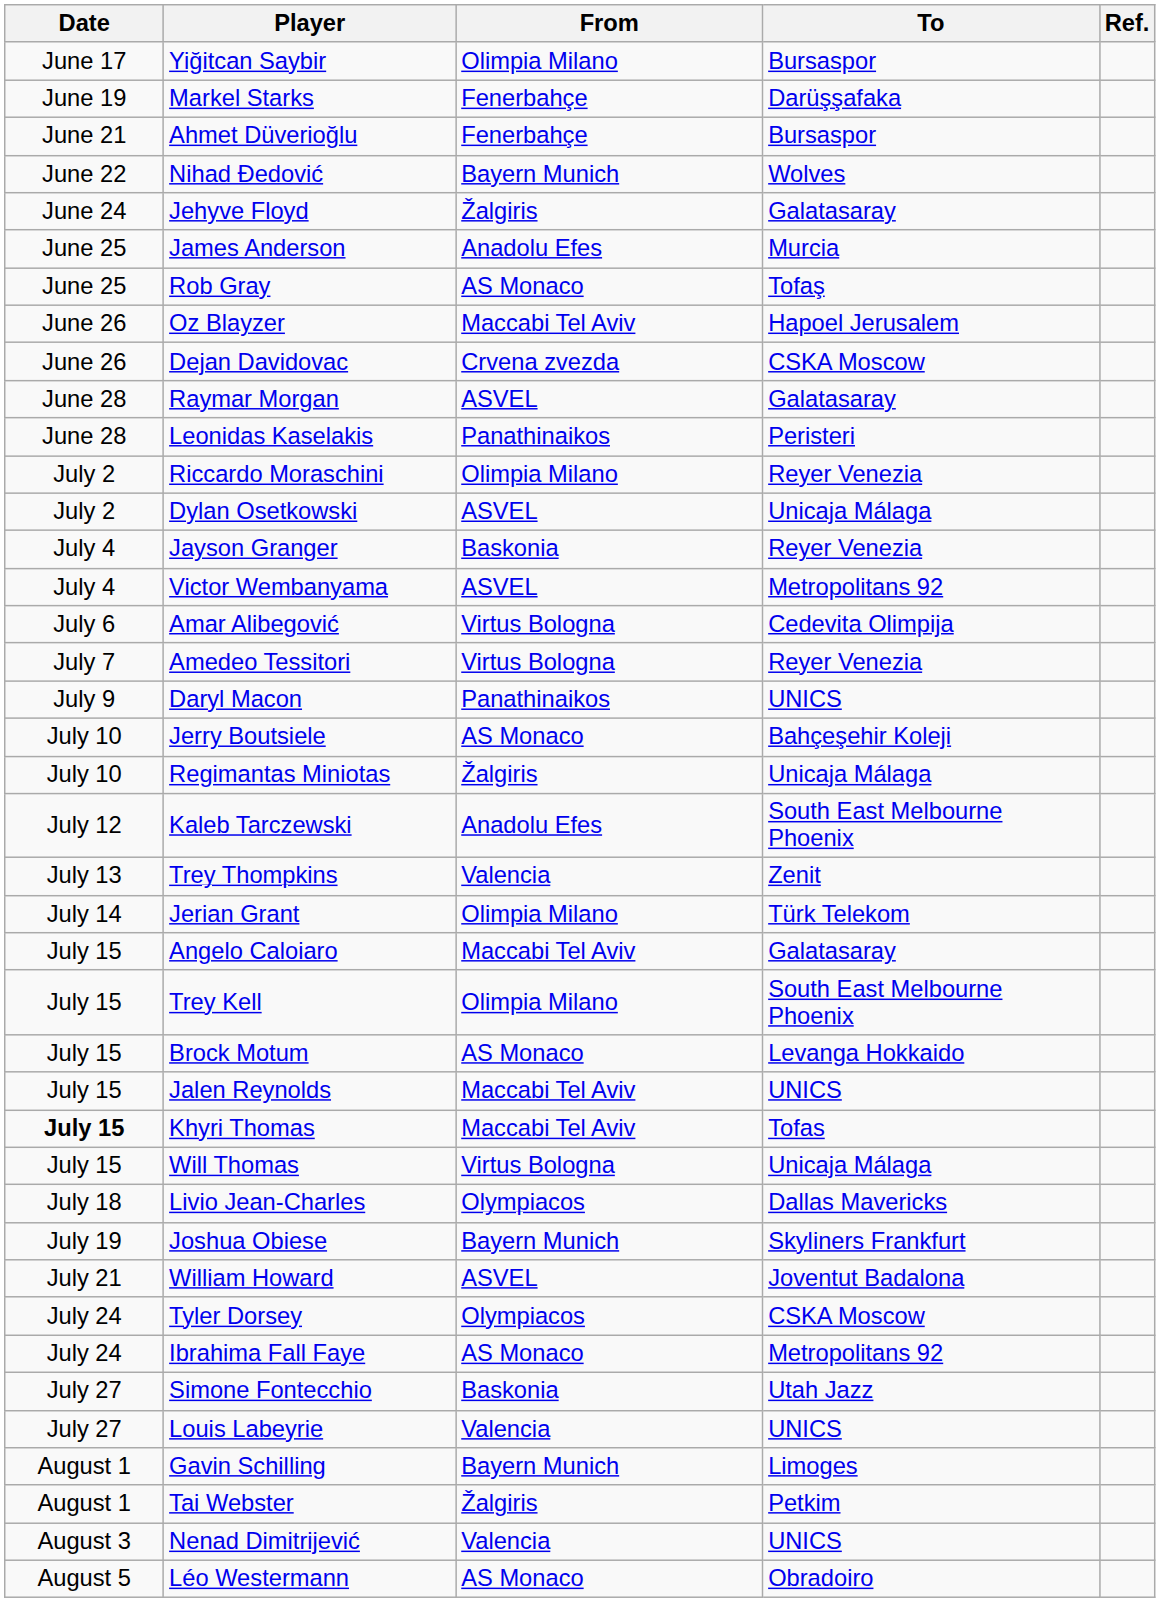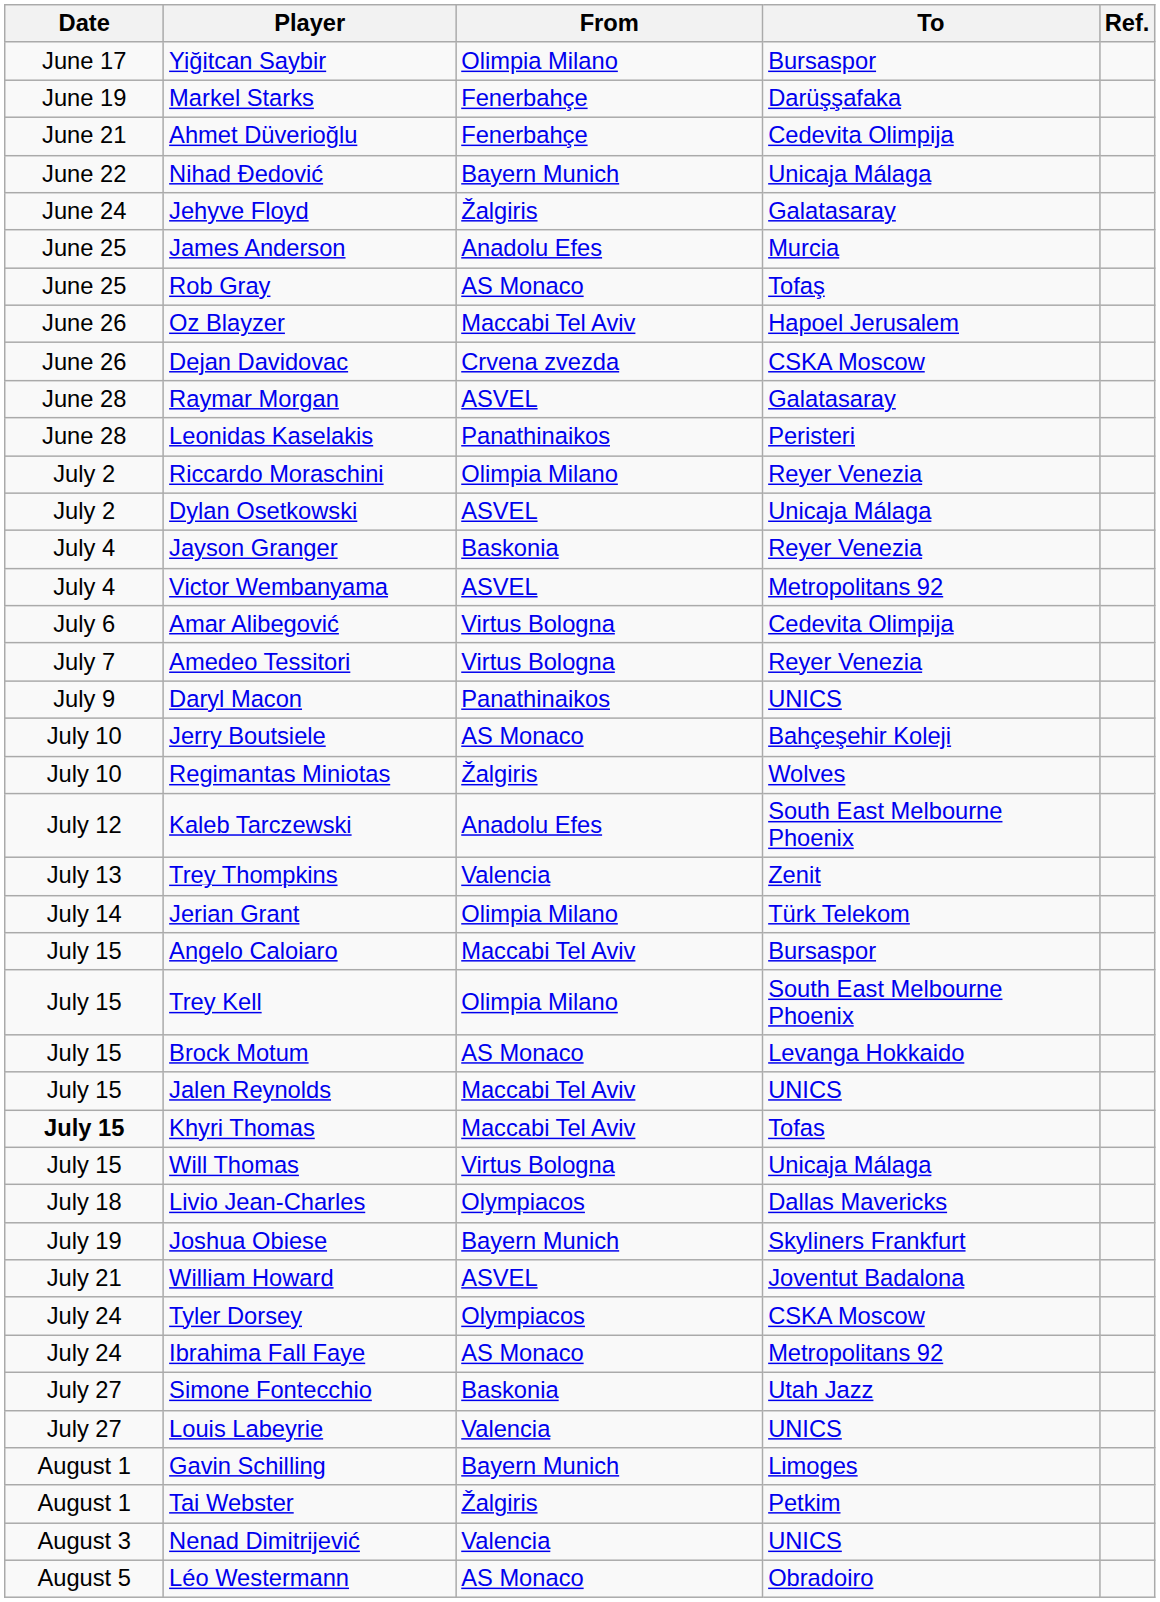(822, 135) Bursaspor -> (861, 135) Cedevita Olimpija
(807, 173) Wolves -> (850, 173) Unicaja Málaga
(850, 774) Unicaja Málaga -> (807, 774) Wolves
(832, 951) Galatasaray -> (822, 951) Bursaspor
